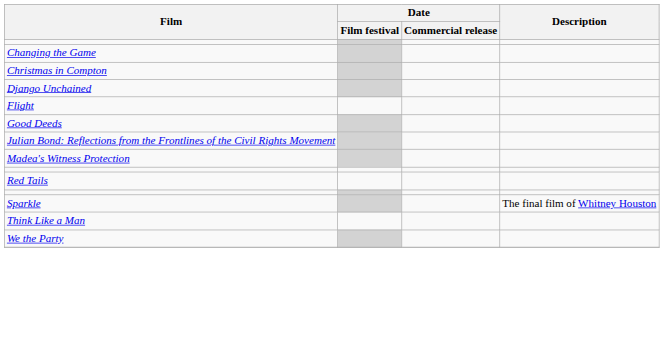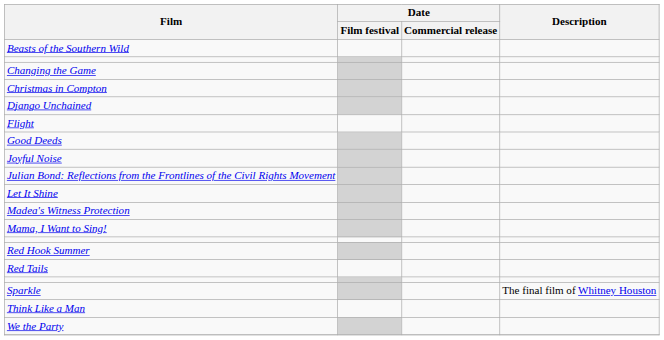+ row: (68, 48)
+ row: (34, 158)
+ row: (32, 193)
+ row: (57, 228)
+ row: (48, 251)
